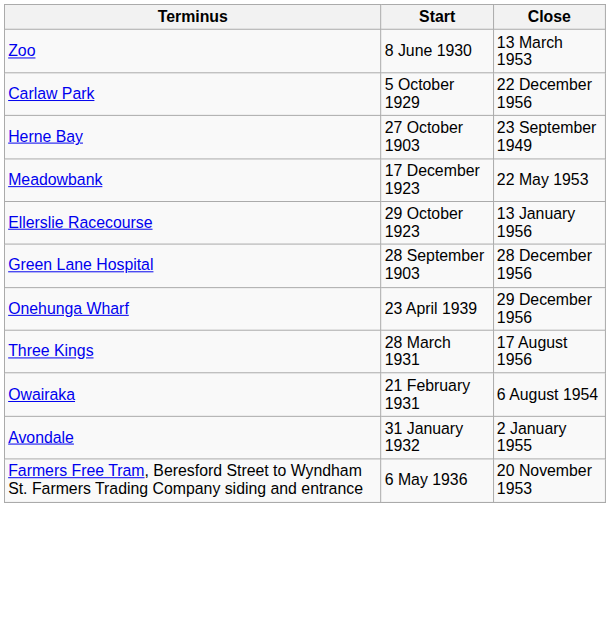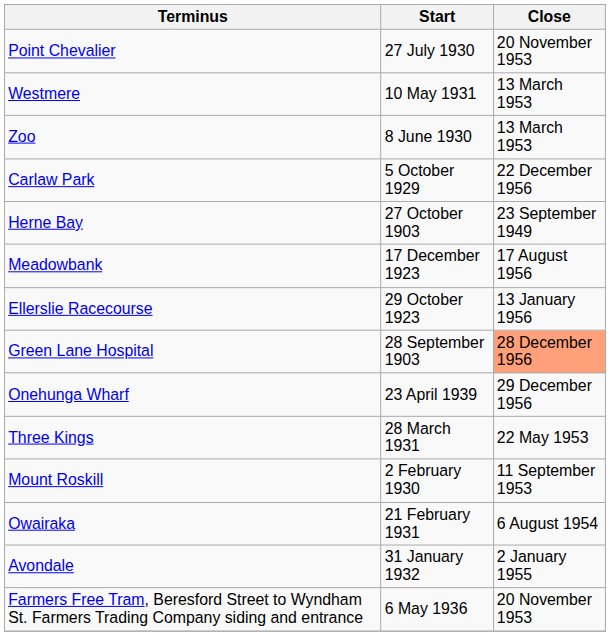+ row: (62, 51)
+ row: (44, 94)
(543, 179) 22 May 1953 -> (532, 265) 17 August 1956
(544, 265) no background -> (544, 351) lightsalmon background
(532, 351) 17 August 1956 -> (543, 437) 22 May 1953
+ row: (56, 480)
